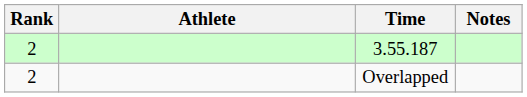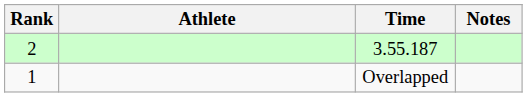(32, 77) 2 -> (32, 77) 1
